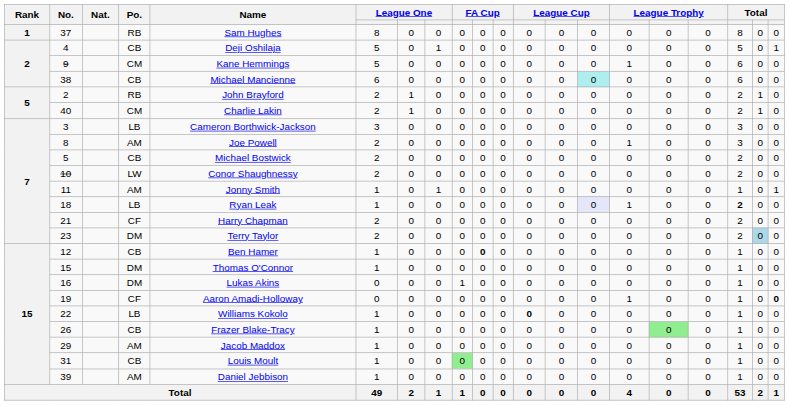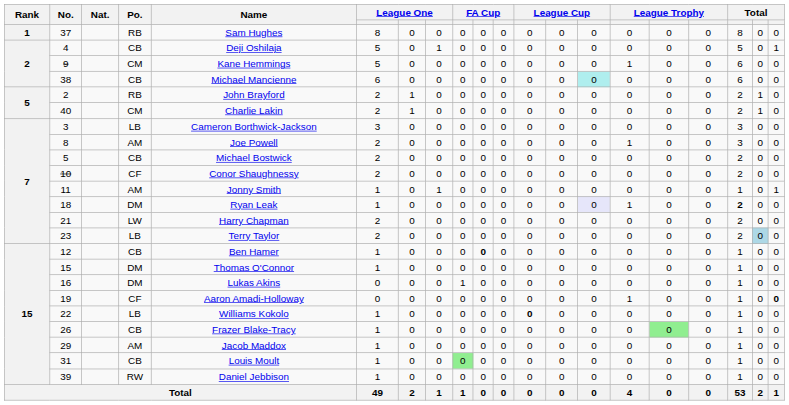(134, 173) LW -> (135, 173) CF
(134, 205) LB -> (135, 205) DM
(134, 220) CF -> (135, 220) LW
(134, 236) DM -> (135, 236) LB
(134, 377) AM -> (135, 377) RW
